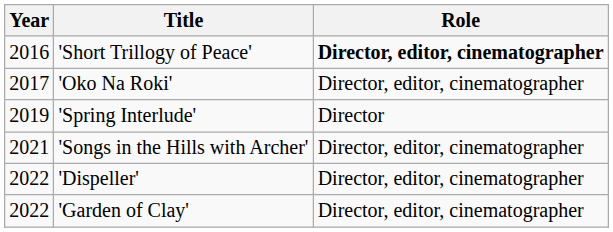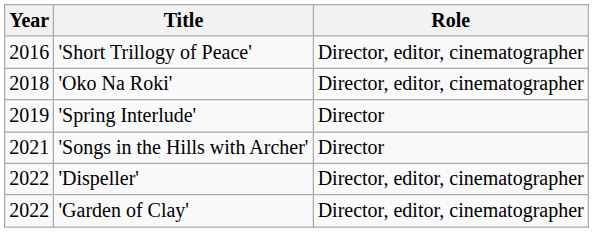(461, 52) bold -> (451, 52) normal
(29, 83) 2017 -> (29, 83) 2018
(451, 147) Director, editor, cinematographer -> (351, 147) Director
